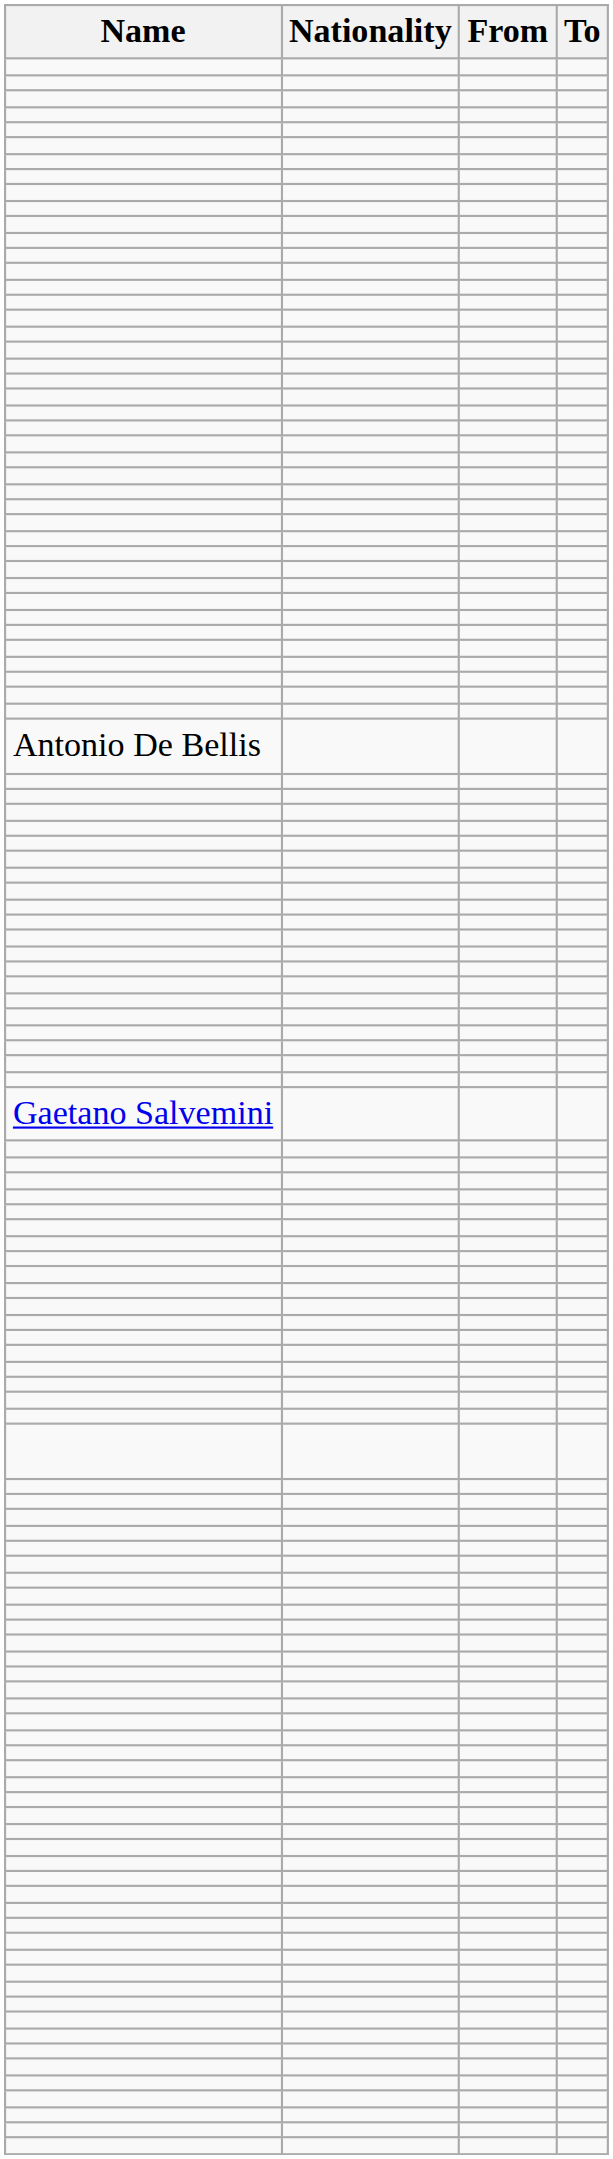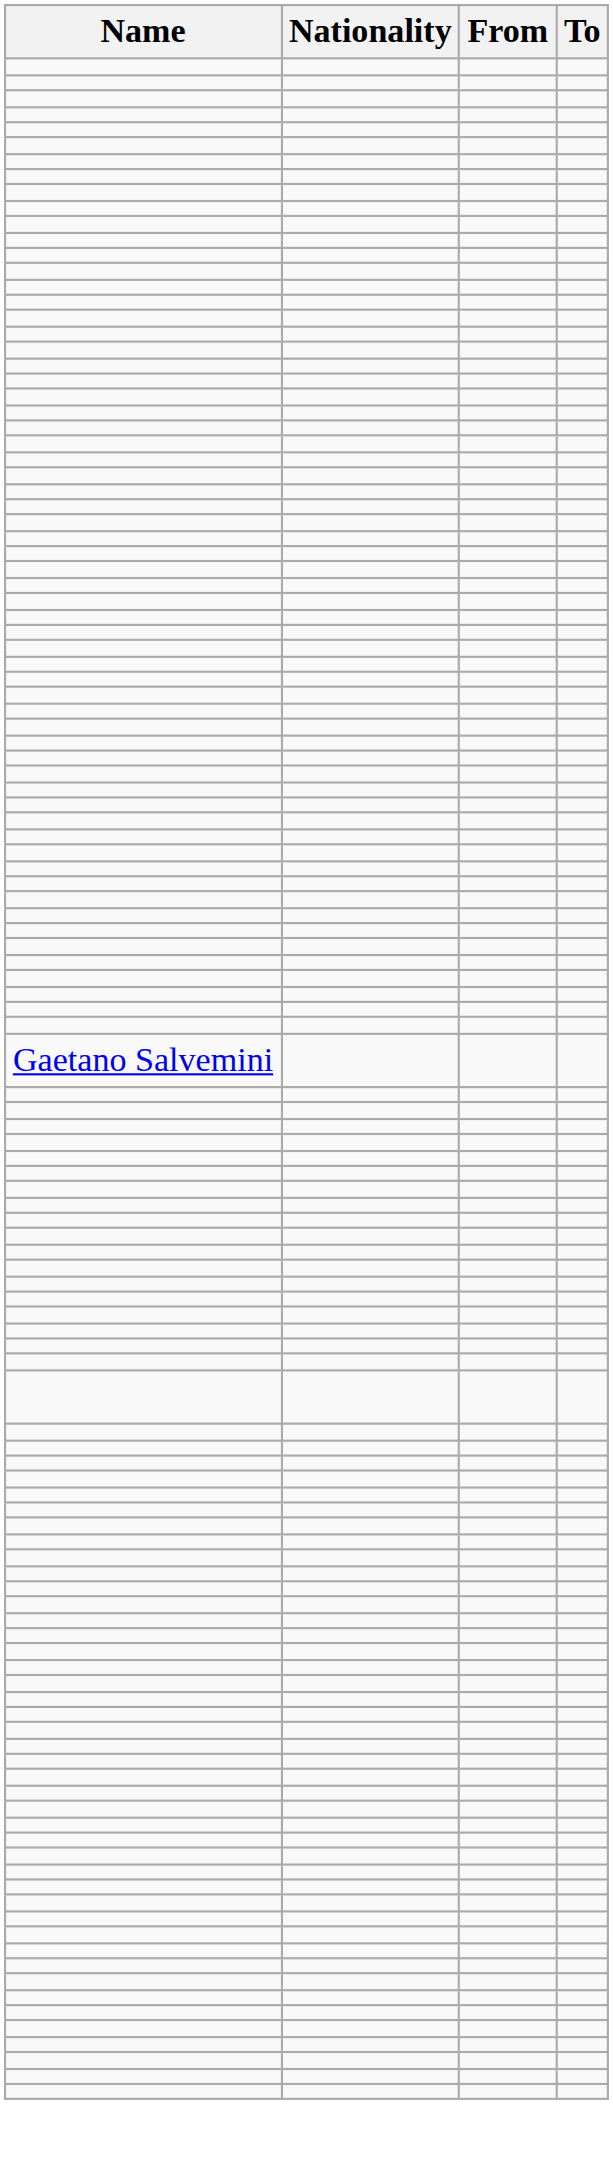- row: (137, 745)
